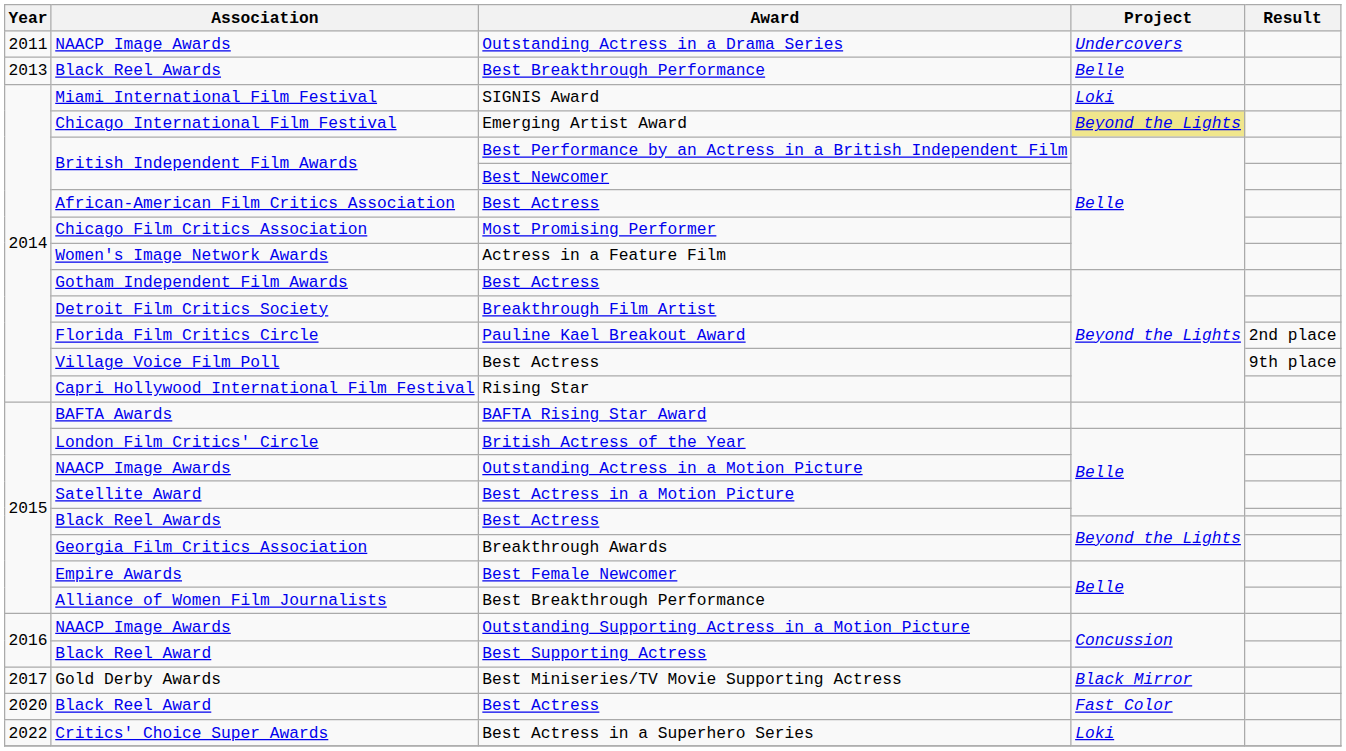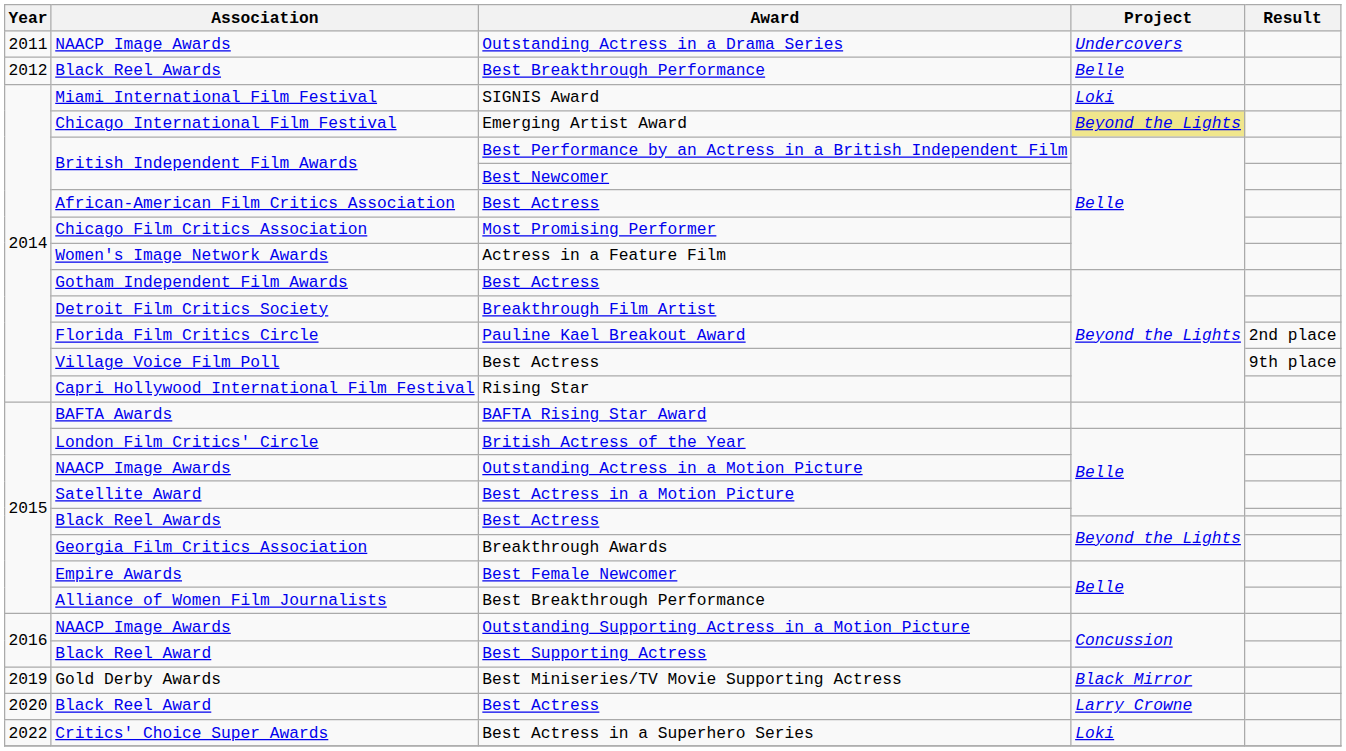(28, 71) 2013 -> (28, 71) 2012
(28, 680) 2017 -> (28, 680) 2019
(1124, 706) Fast Color -> (1134, 706) Larry Crowne
